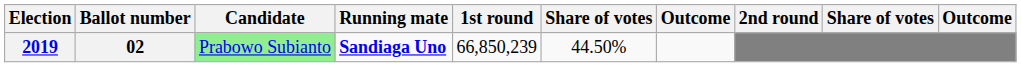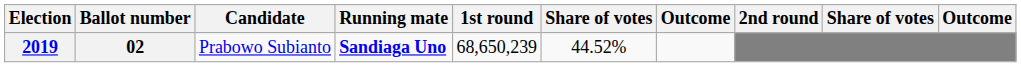(265, 47) lightgreen background -> (265, 47) no background
(497, 47) 66,850,239 -> (497, 47) 68,650,239
(599, 47) 44.50% -> (599, 47) 44.52%
